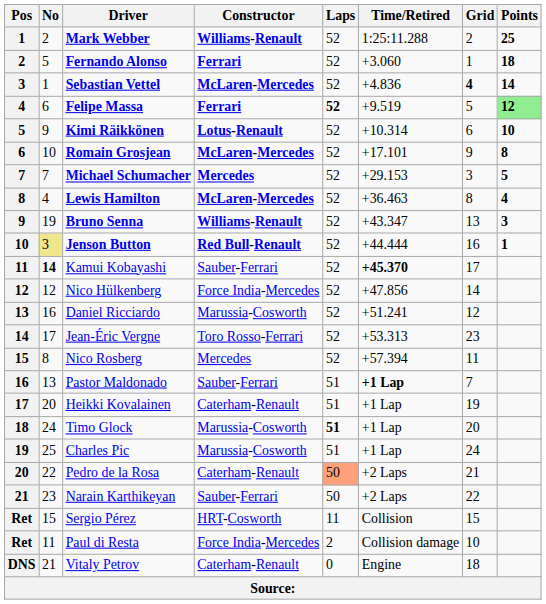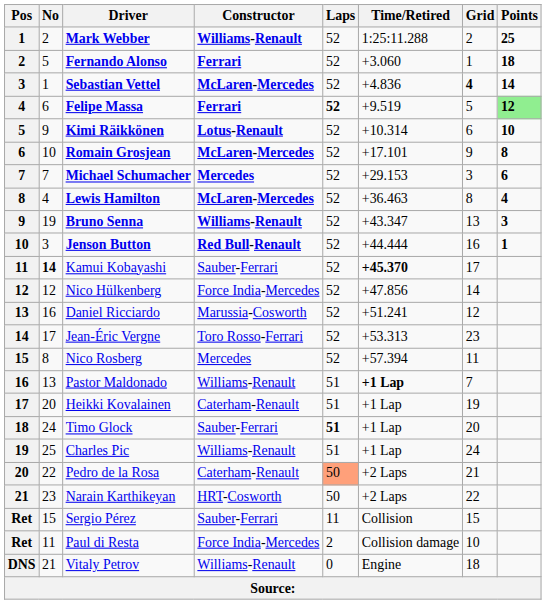(504, 175) 5 -> (504, 175) 6
(46, 244) khaki background -> (46, 244) no background
(238, 381) Sauber-Ferrari -> (246, 381) Williams-Renault
(252, 427) Marussia-Cosworth -> (238, 427) Sauber-Ferrari
(252, 450) Marussia-Cosworth -> (246, 450) Williams-Renault
(238, 496) Sauber-Ferrari -> (239, 496) HRT-Cosworth
(239, 519) HRT-Cosworth -> (238, 519) Sauber-Ferrari
(248, 564) Caterham-Renault -> (246, 564) Williams-Renault
